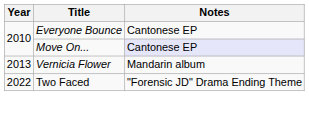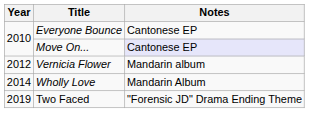(19, 64) 2013 -> (19, 64) 2012
+ row: (66, 82)
(19, 82) 2022 -> (19, 99) 2019
